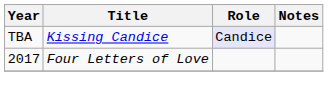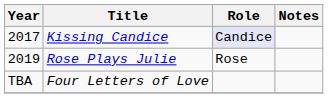(20, 38) TBA -> (24, 38) 2017
+ row: (112, 60)
(24, 60) 2017 -> (20, 82) TBA
